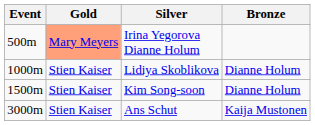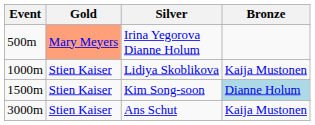(263, 69) Dianne Holum -> (266, 69) Kaija Mustonen
(263, 89) no background -> (263, 89) lightblue background
